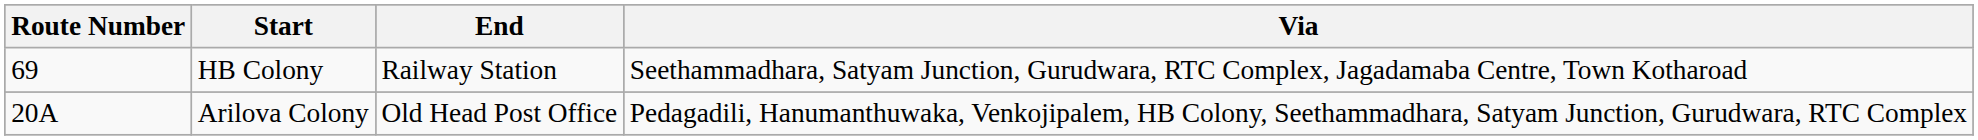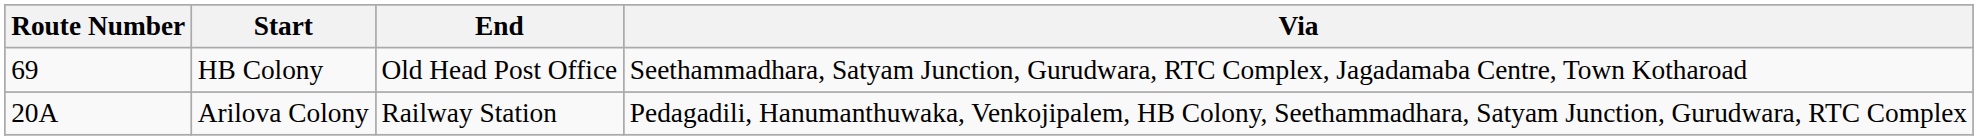(469, 69) Railway Station -> (499, 69) Old Head Post Office
(499, 112) Old Head Post Office -> (469, 112) Railway Station
